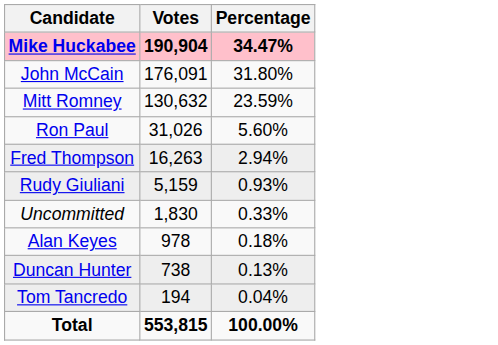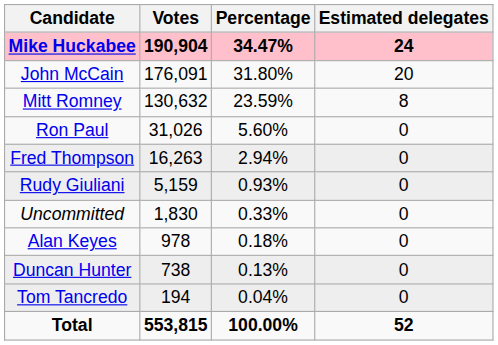+ column: (404, 18)
